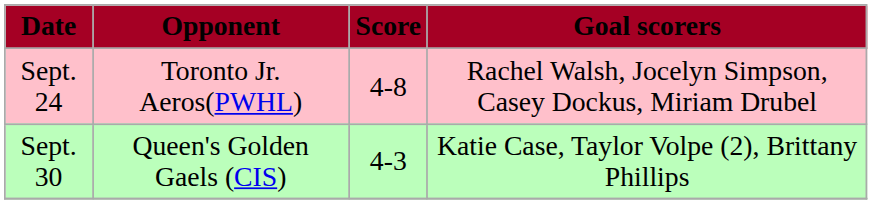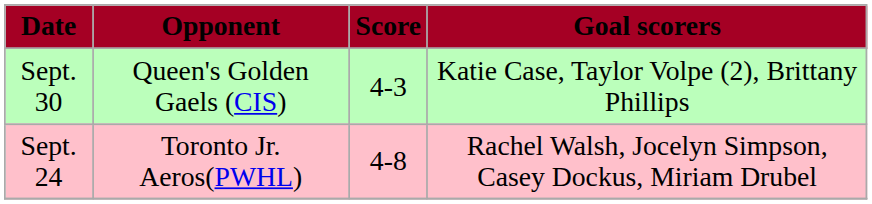rows swapped: (49, 85) <-> (49, 160)
